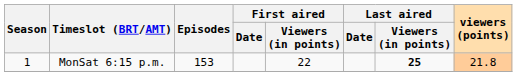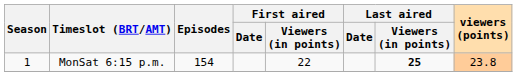(204, 62) 153 -> (204, 62) 154
(483, 62) 21.8 -> (483, 62) 23.8
